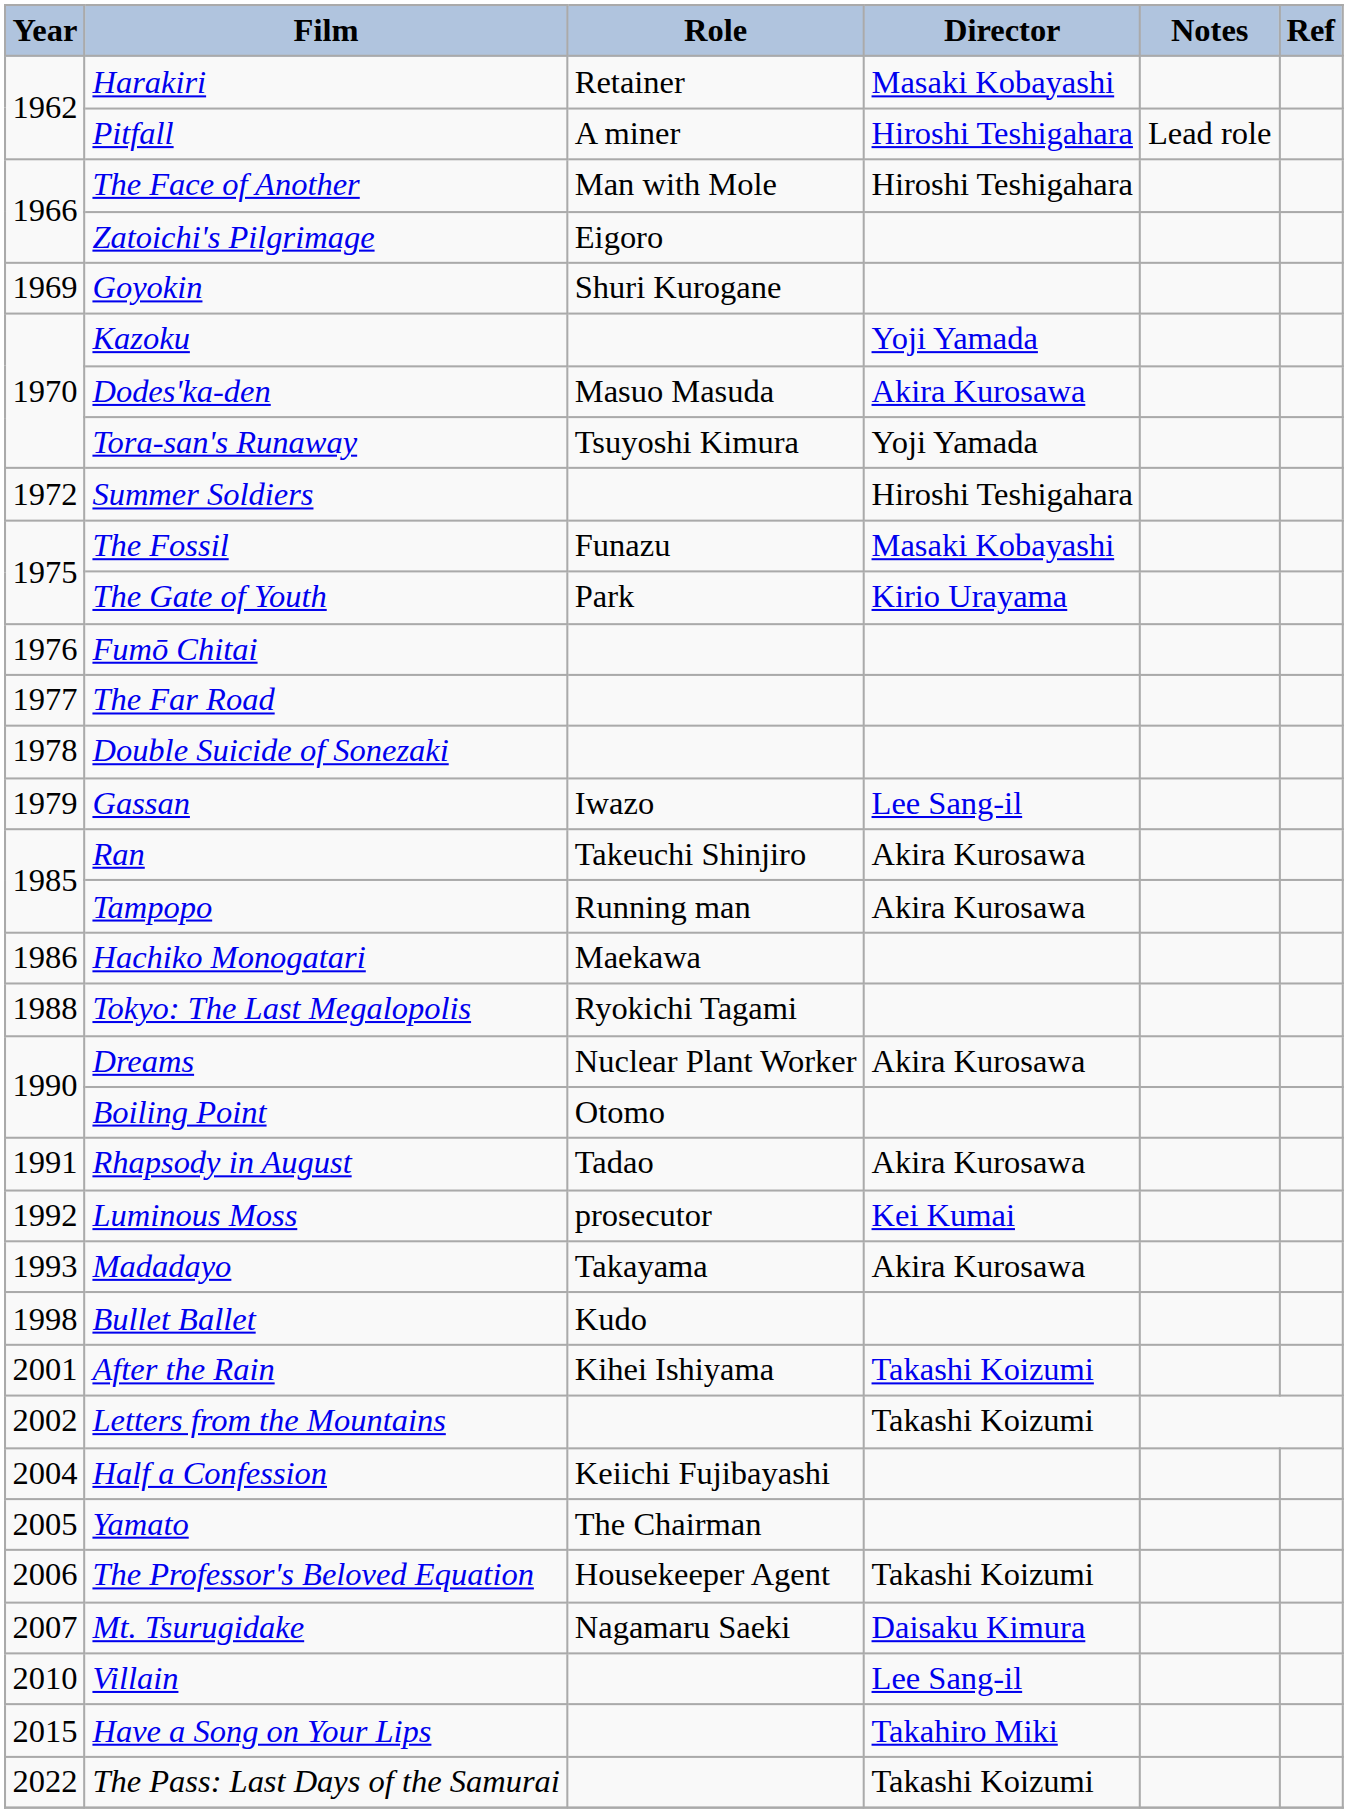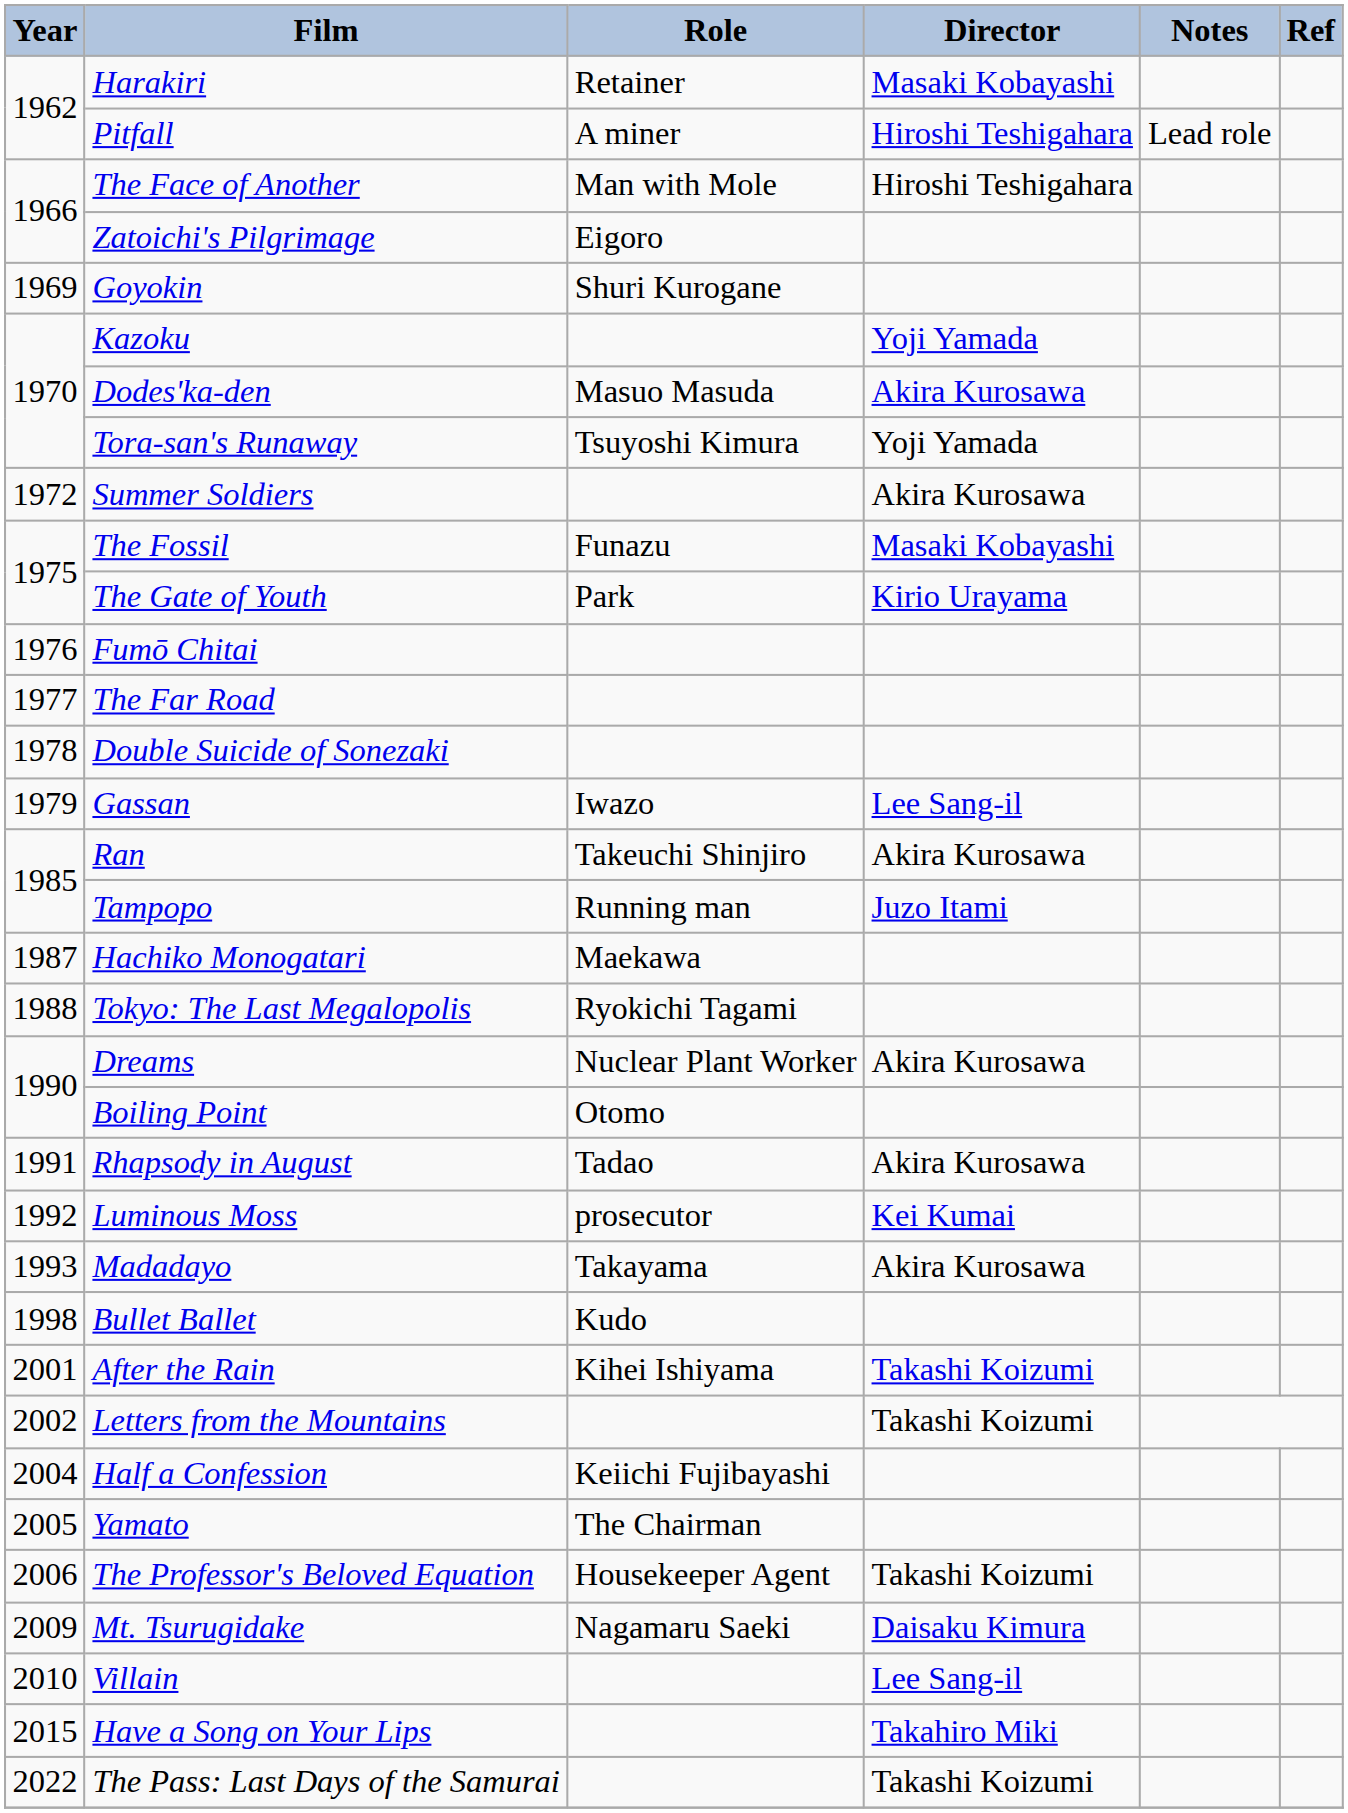(1002, 493) Hiroshi Teshigahara -> (978, 493) Akira Kurosawa
(978, 905) Akira Kurosawa -> (940, 905) Juzo Itami
(45, 957) 1986 -> (45, 957) 1987
(45, 1627) 2007 -> (45, 1627) 2009
